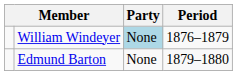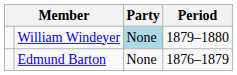(198, 37) 1876–1879 -> (198, 37) 1879–1880
(198, 59) 1879–1880 -> (198, 59) 1876–1879
